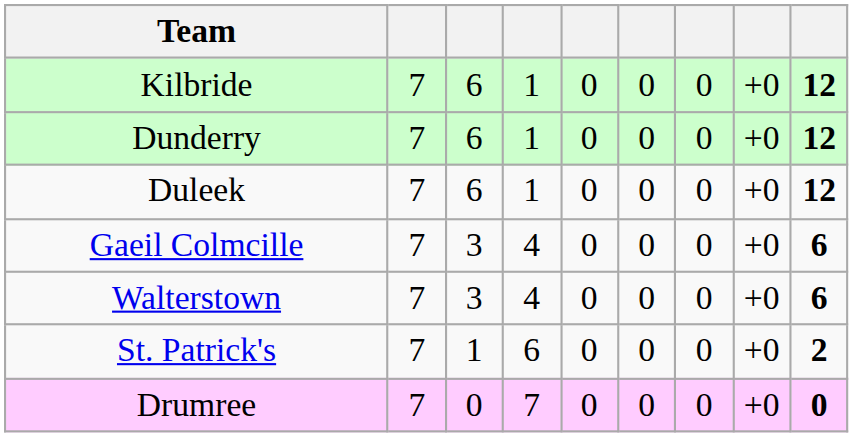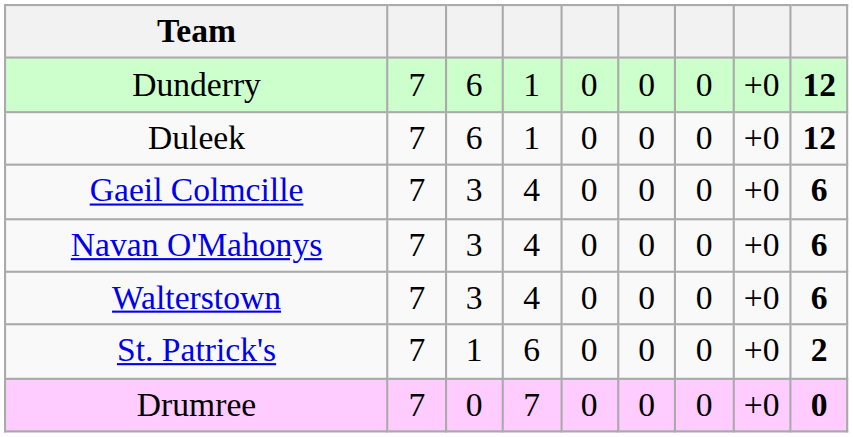- row: (197, 84)
+ row: (197, 244)
